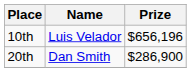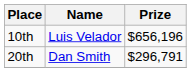(155, 57) $286,900 -> (155, 57) $296,791
